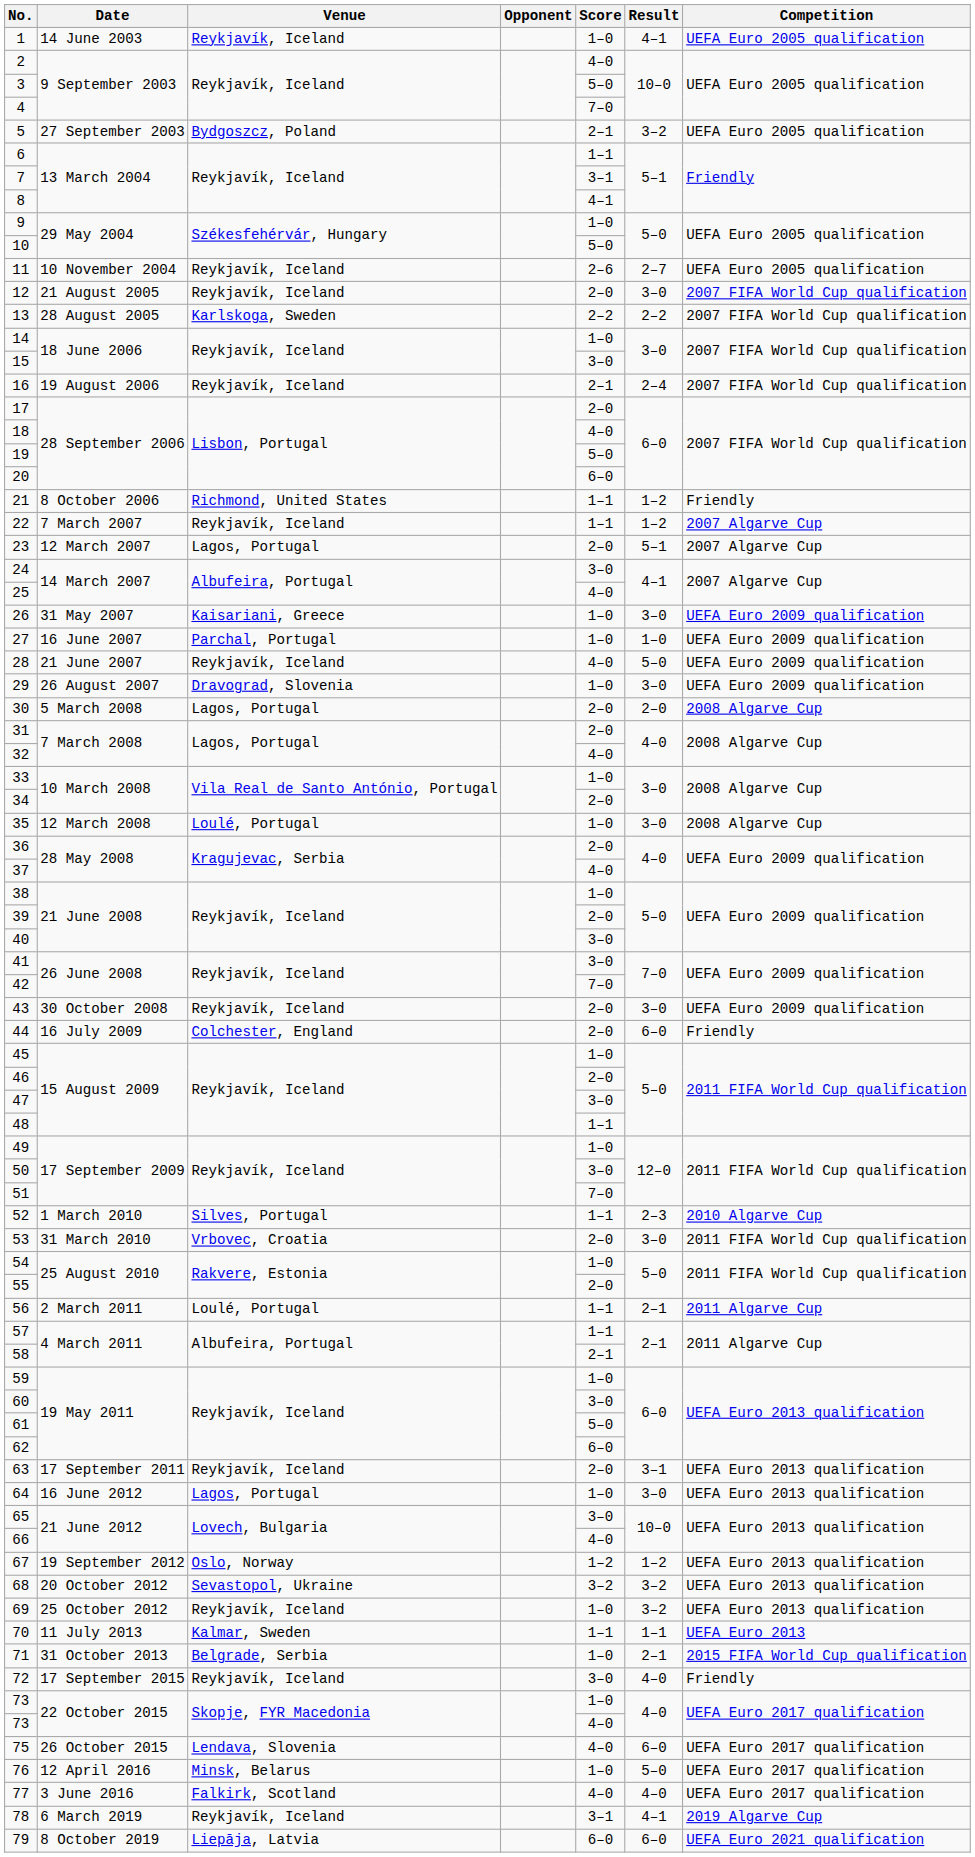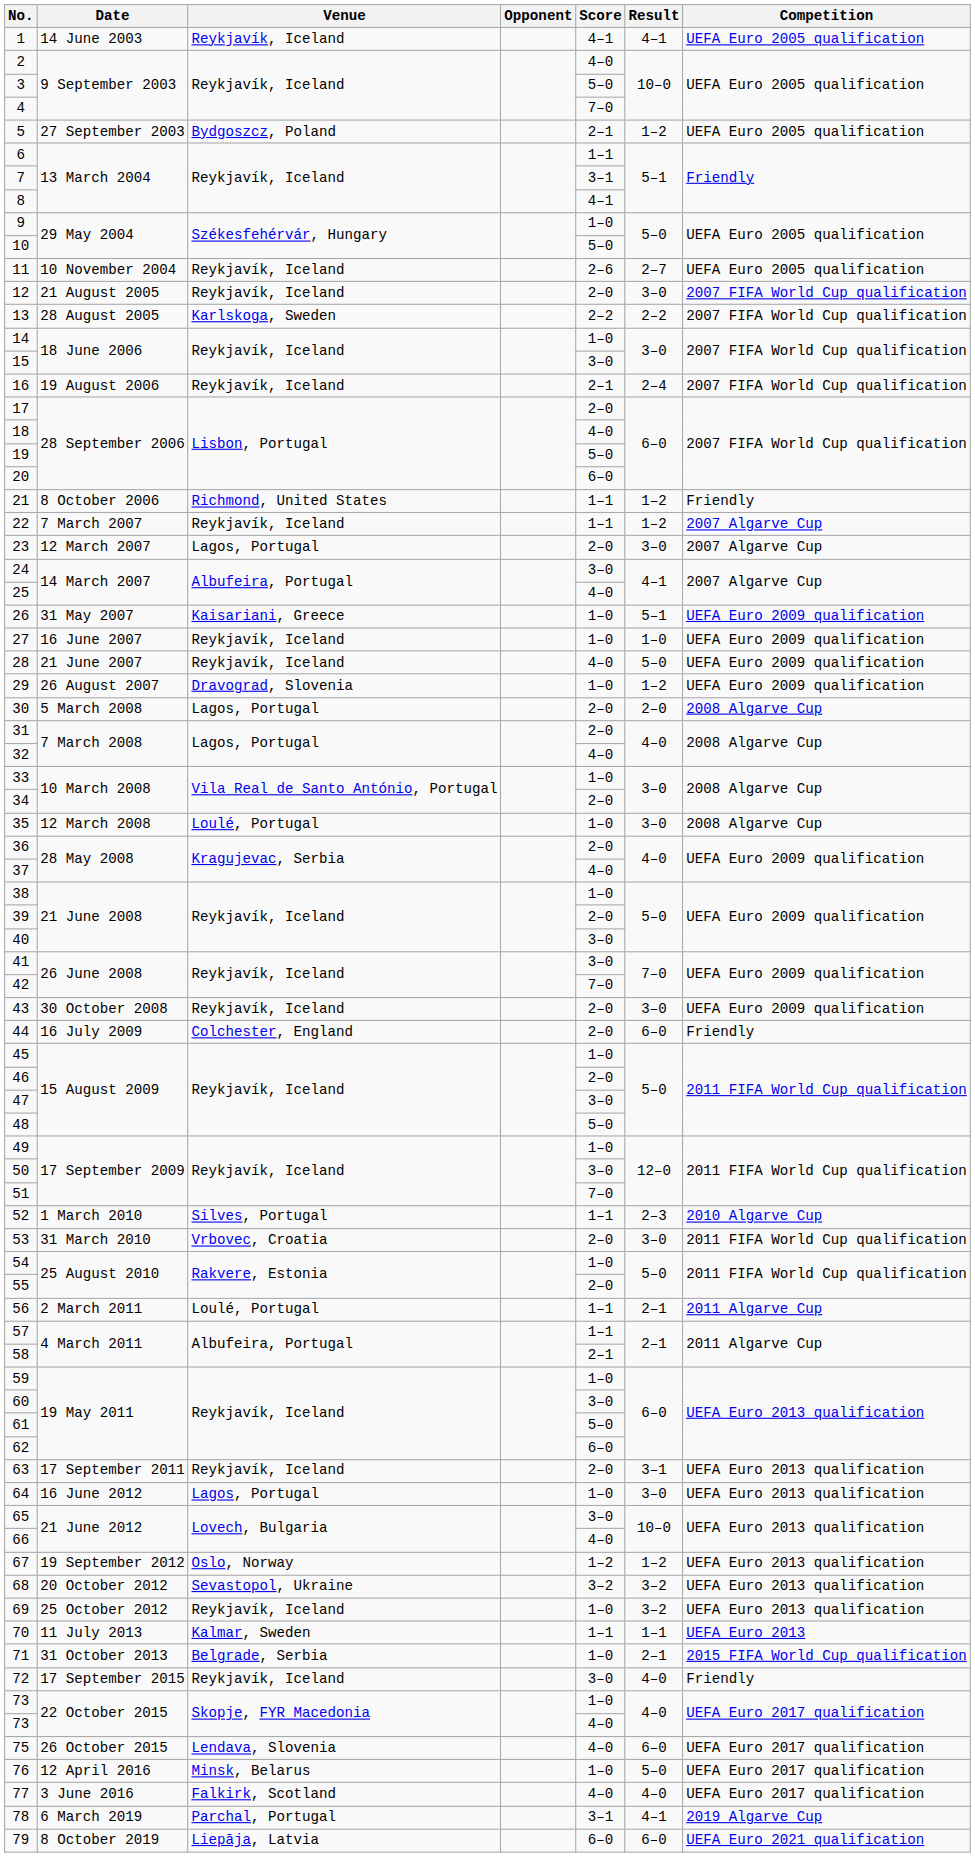(600, 39) 1–0 -> (600, 39) 4–1
(654, 132) 3–2 -> (654, 132) 1–2
(654, 547) 5–1 -> (654, 547) 3–0
(654, 617) 3–0 -> (654, 617) 5–1
(264, 640) Parchal, Portugal -> (268, 640) Reykjavík, Iceland
(654, 686) 3–0 -> (654, 686) 1–2
(600, 1125) 1–1 -> (600, 1125) 5–0
(268, 1817) Reykjavík, Iceland -> (264, 1817) Parchal, Portugal
